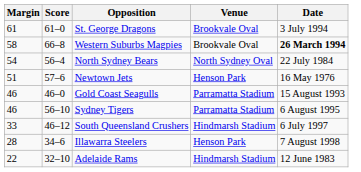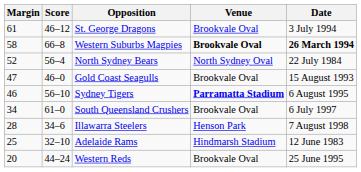(55, 28) 61–0 -> (57, 28) 46–12
(226, 45) normal -> (227, 45) bold
(12, 61) 54 -> (12, 61) 52
- row: (104, 77)
(12, 93) 46 -> (12, 77) 47
(234, 93) Parramatta Stadium -> (226, 77) Brookvale Oval
(234, 110) normal -> (239, 93) bold
(12, 126) 33 -> (12, 110) 34
(57, 126) 46–12 -> (55, 110) 61–0
(234, 126) Hindmarsh Stadium -> (226, 110) Brookvale Oval
(12, 158) 22 -> (12, 142) 25
+ row: (103, 158)
